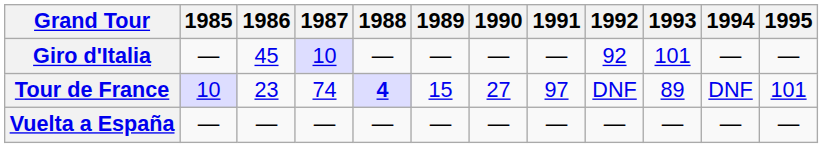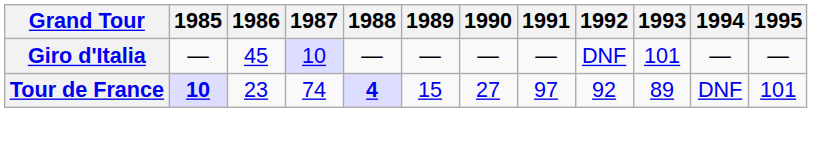(615, 55) 92 -> (604, 55) DNF
(208, 90) normal -> (198, 90) bold
(615, 90) DNF -> (604, 90) 92
- row: (92, 124)
